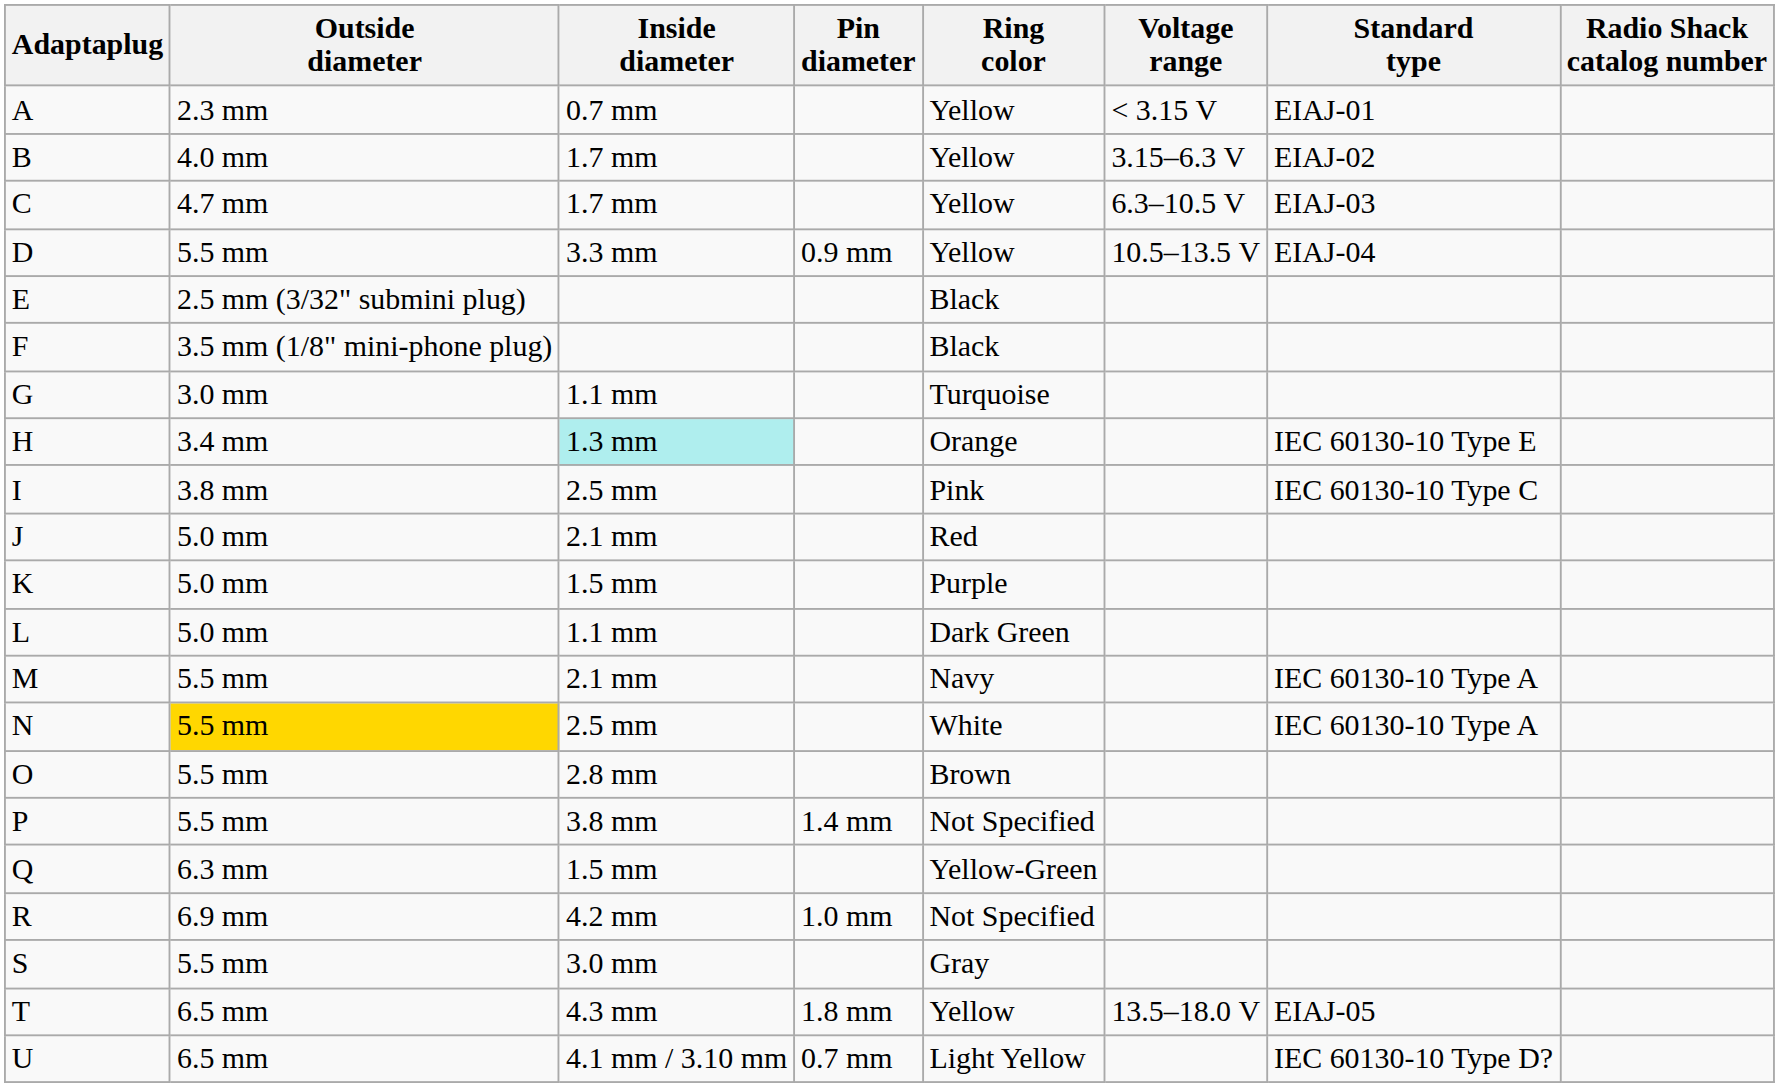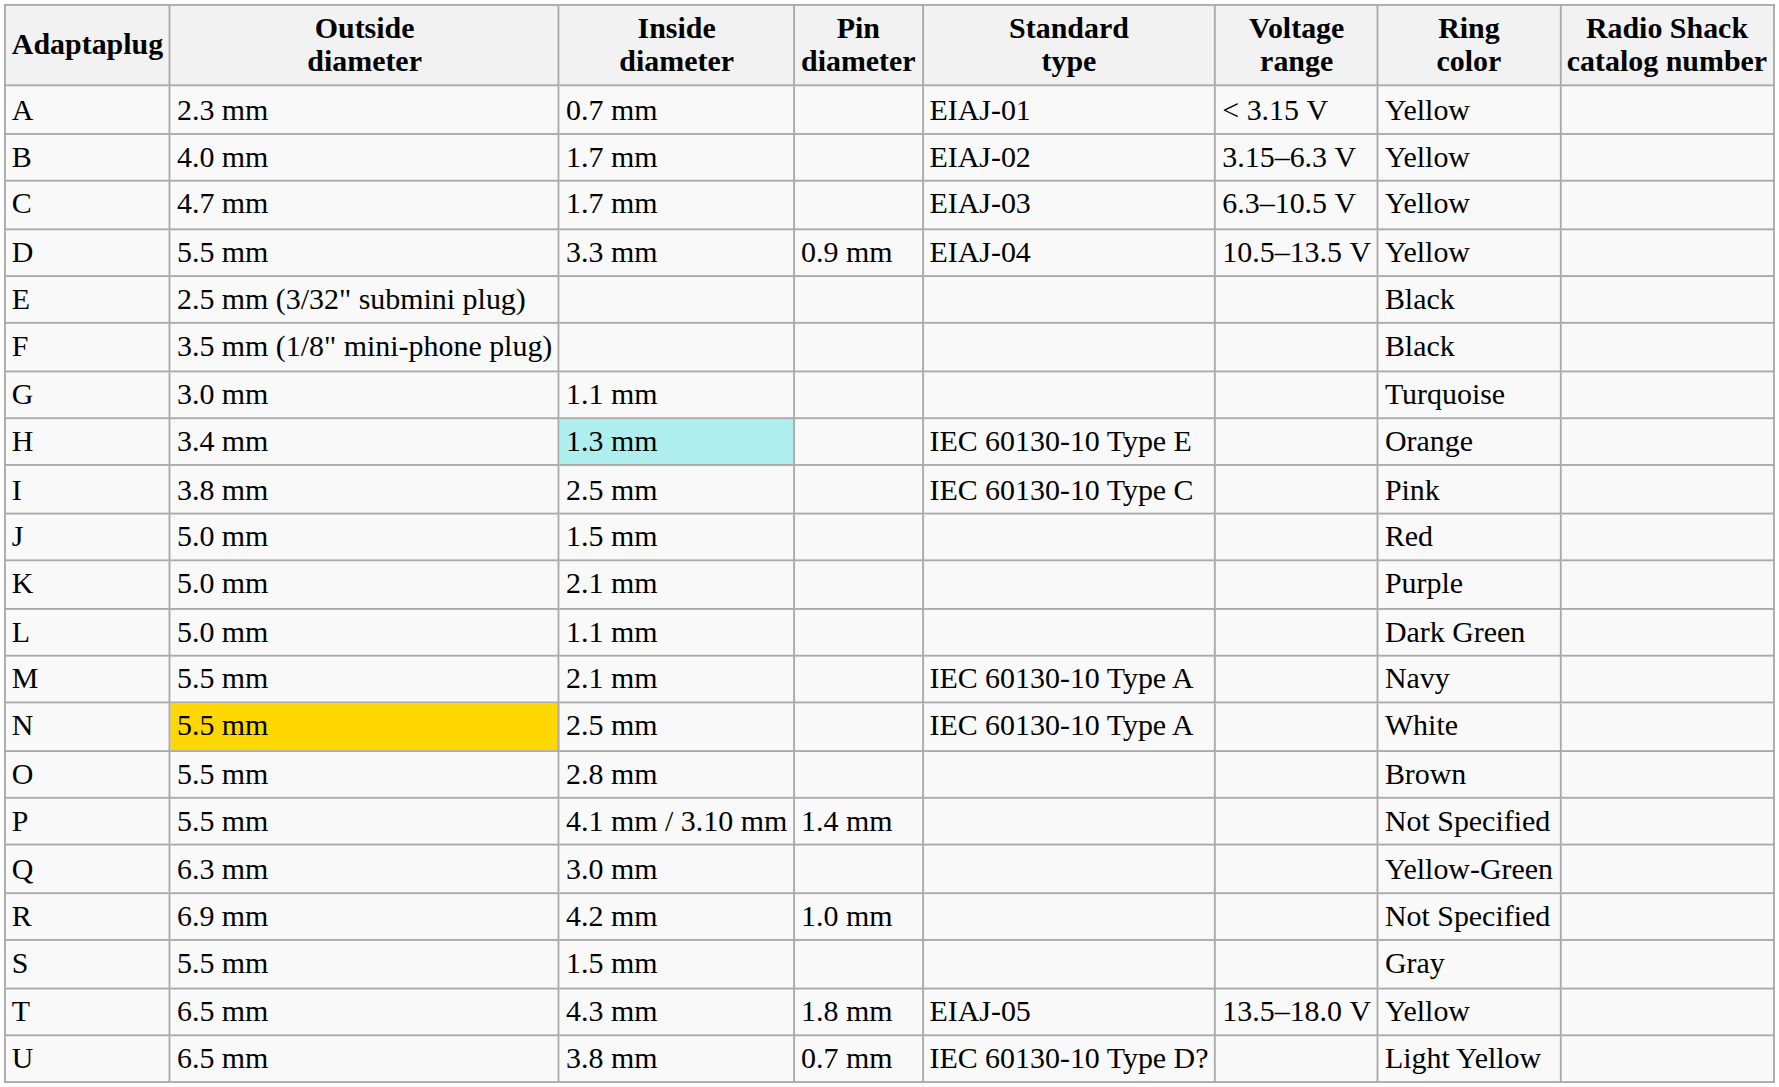columns swapped: (1413, 45) <-> (1014, 45)
(612, 536) 2.1 mm -> (612, 536) 1.5 mm
(612, 583) 1.5 mm -> (612, 583) 2.1 mm
(612, 821) 3.8 mm -> (677, 821) 4.1 mm / 3.10 mm
(612, 868) 1.5 mm -> (612, 868) 3.0 mm
(612, 963) 3.0 mm -> (612, 963) 1.5 mm
(677, 1058) 4.1 mm / 3.10 mm -> (612, 1058) 3.8 mm
